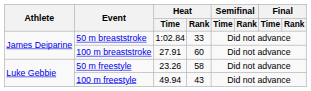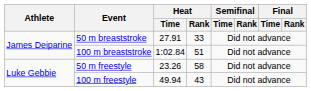(170, 39) 1:02.84 -> (170, 39) 27.91
(170, 52) 27.91 -> (170, 52) 1:02.84
(199, 52) 60 -> (199, 52) 51
